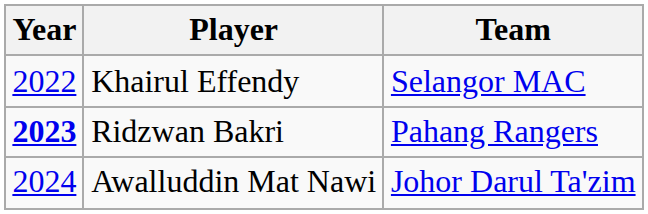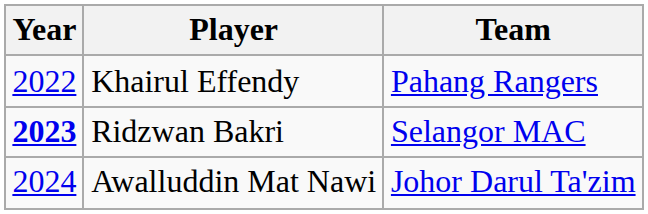(488, 80) Selangor MAC -> (494, 80) Pahang Rangers
(494, 131) Pahang Rangers -> (488, 131) Selangor MAC
